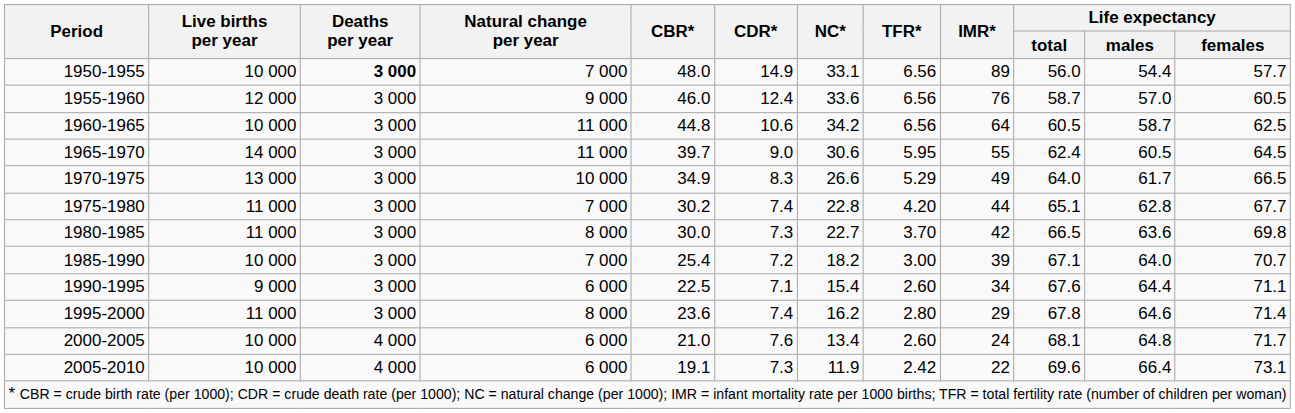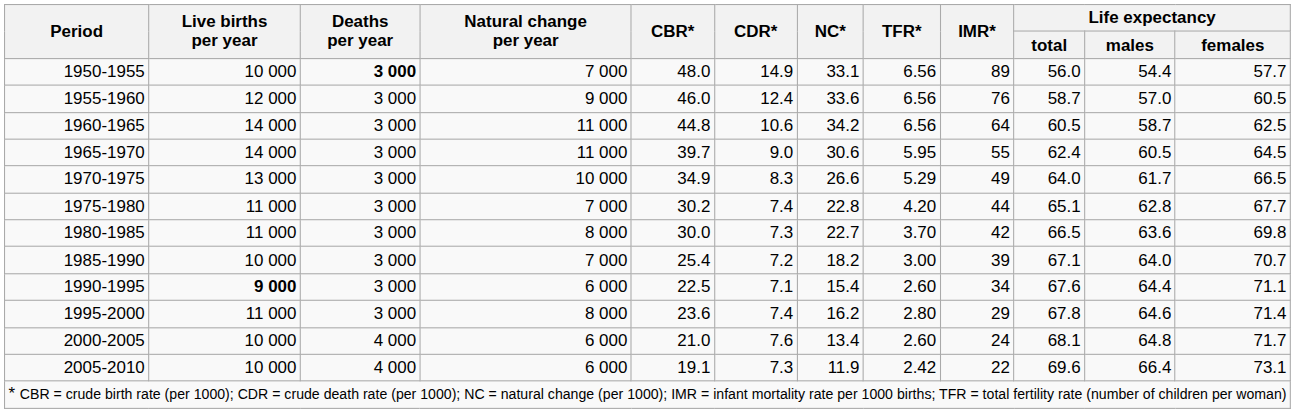(271, 125) 10 000 -> (271, 125) 14 000
(275, 286) normal -> (275, 286) bold
